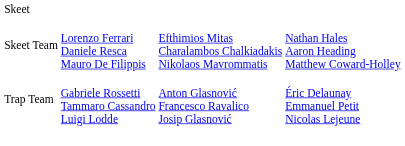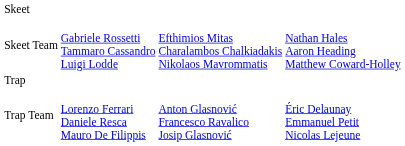(103, 51) Lorenzo Ferrari Daniele Resca Mauro De Filippis -> (108, 51) Gabriele Rossetti Tammaro Cassandro Luigi Lodde
+ row: (15, 80)
(108, 106) Gabriele Rossetti Tammaro Cassandro Luigi Lodde -> (103, 122) Lorenzo Ferrari Daniele Resca Mauro De Filippis
